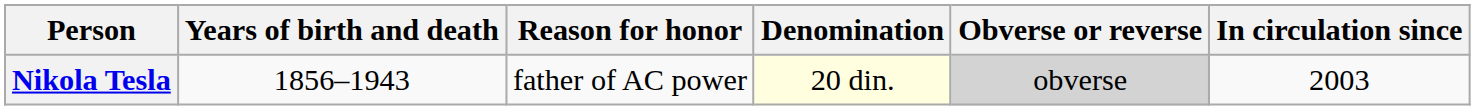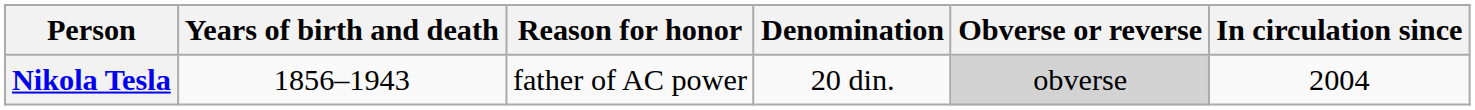(853, 79) lightyellow background -> (853, 79) no background
(1339, 79) 2003 -> (1339, 79) 2004
